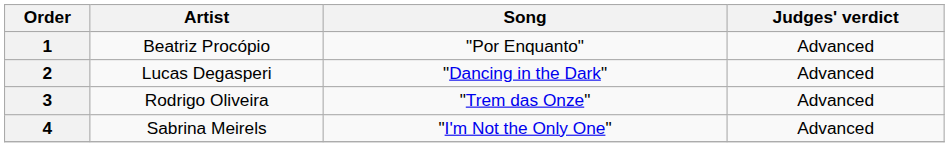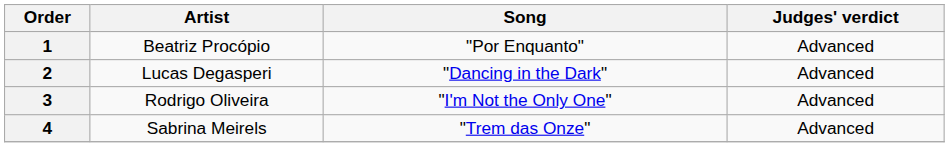(525, 100) "Trem das Onze" -> (525, 100) "I'm Not the Only One"
(525, 127) "I'm Not the Only One" -> (525, 127) "Trem das Onze"
